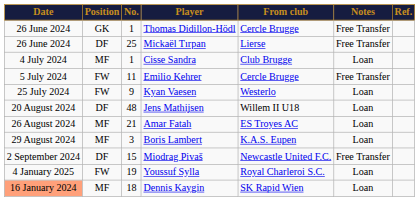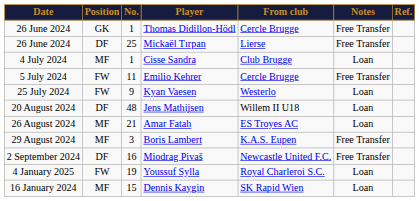(363, 140) Loan -> (363, 140) Free Transfer
(131, 156) 15 -> (131, 156) 16
(43, 188) lightsalmon background -> (43, 188) no background
(131, 188) 18 -> (131, 188) 15
